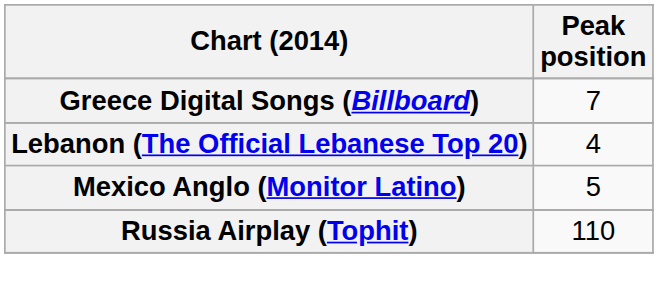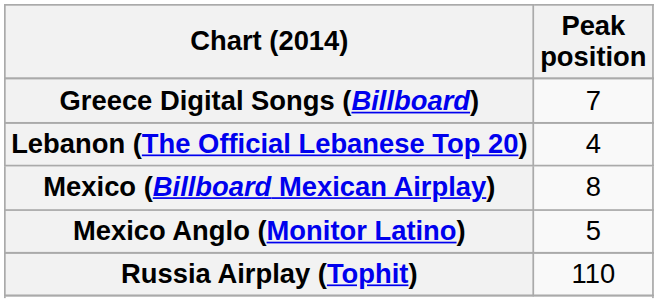+ row: (269, 187)
